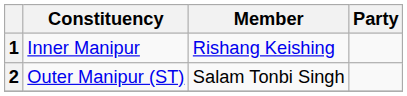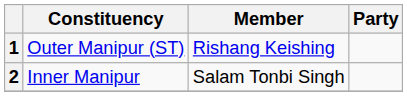(84, 47) Inner Manipur -> (106, 47) Outer Manipur (ST)
(106, 76) Outer Manipur (ST) -> (84, 76) Inner Manipur
